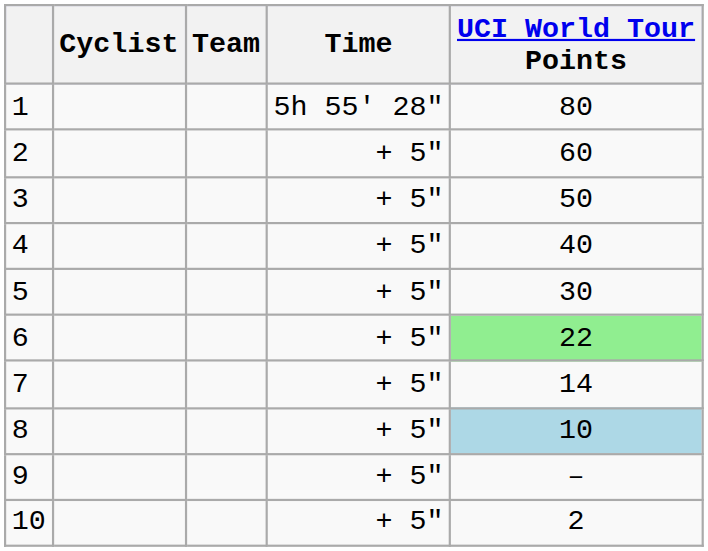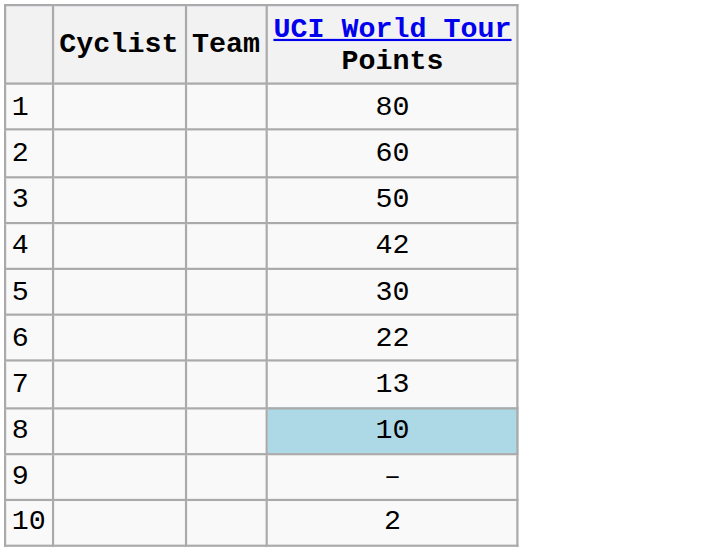- column: (358, 45)
(576, 246) 40 -> (392, 246) 42
(576, 338) lightgreen background -> (392, 338) no background
(576, 384) 14 -> (392, 384) 13
